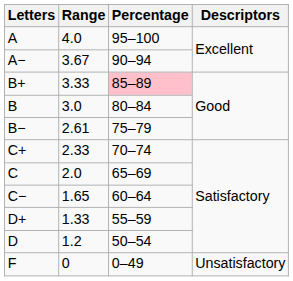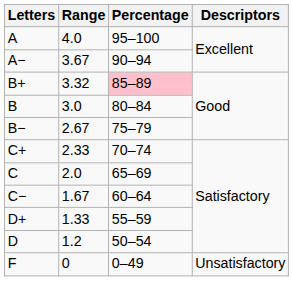(76, 83) 3.33 -> (76, 83) 3.32
(76, 128) 2.61 -> (76, 128) 2.67
(76, 196) 1.65 -> (76, 196) 1.67
